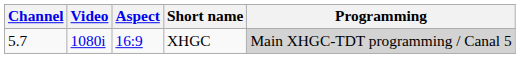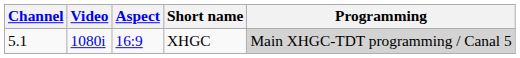(18, 41) 5.7 -> (18, 41) 5.1
